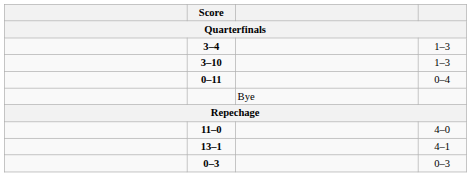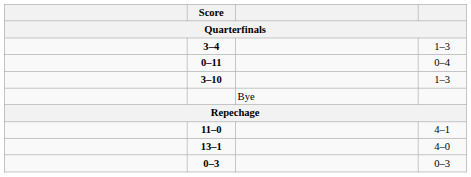rows swapped: (211, 79) <-> (211, 63)
(442, 130) 4–0 -> (442, 130) 4–1
(442, 146) 4–1 -> (442, 146) 4–0
